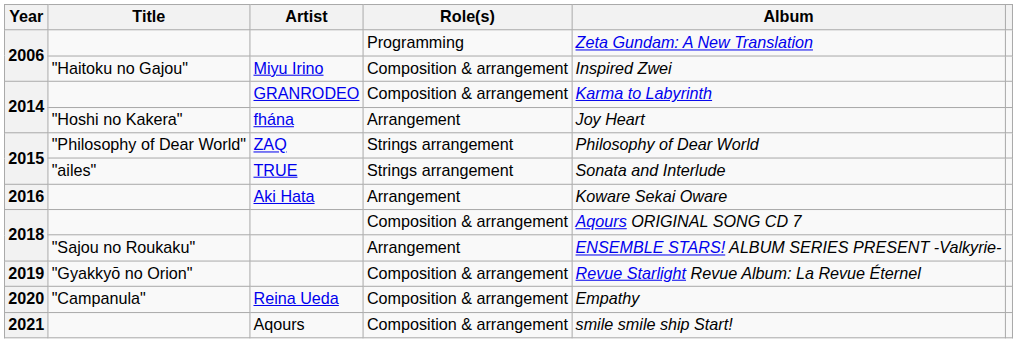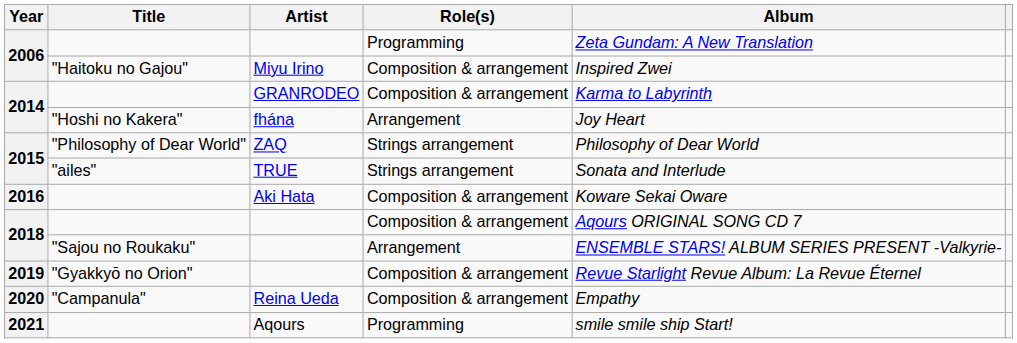(414, 196) Arrangement -> (467, 196) Composition & arrangement
(467, 324) Composition & arrangement -> (415, 324) Programming
